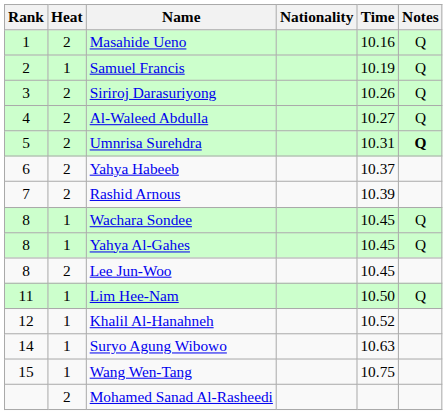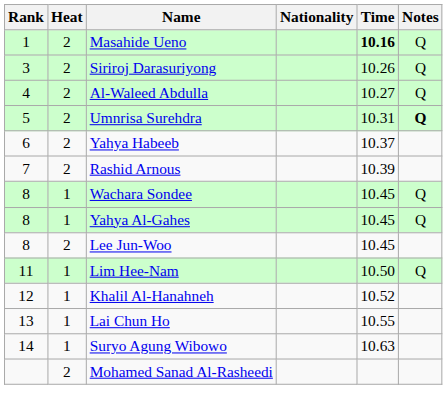(378, 42) normal -> (378, 42) bold
- row: (137, 67)
+ row: (130, 321)
- row: (141, 371)
